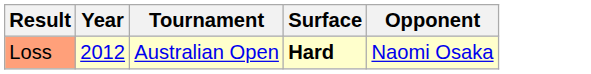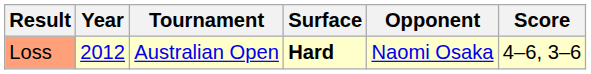+ column: (542, 20)
